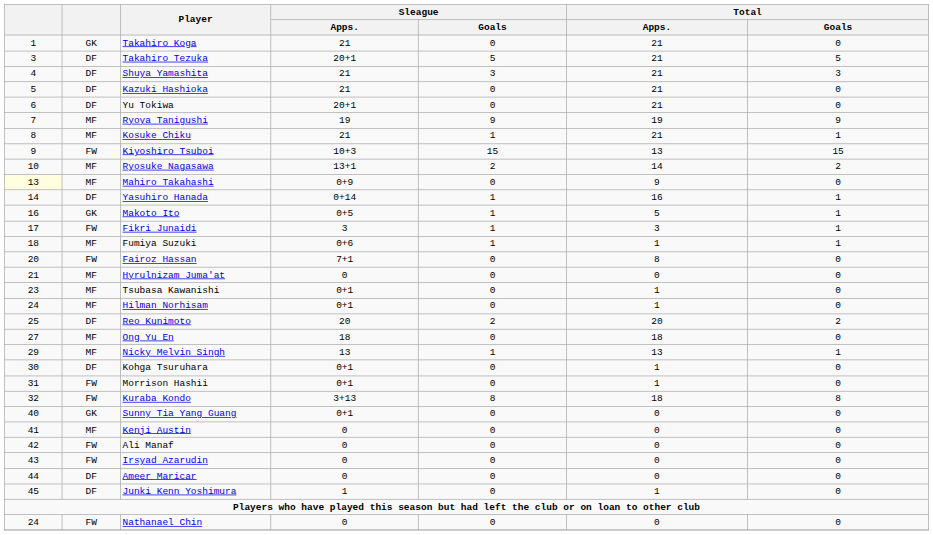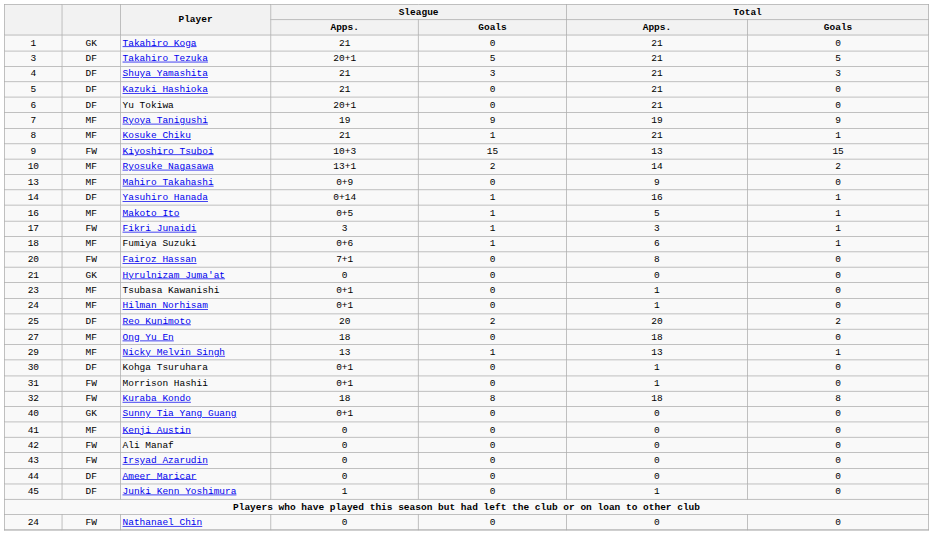(33, 182) lightyellow background -> (33, 182) no background
(91, 213) GK -> (91, 213) MF
(657, 244) 1 -> (657, 244) 6
(91, 275) MF -> (91, 275) GK
(345, 399) 3+13 -> (345, 399) 18
